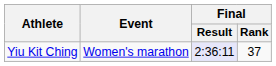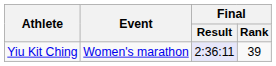(254, 52) 37 -> (254, 52) 39
